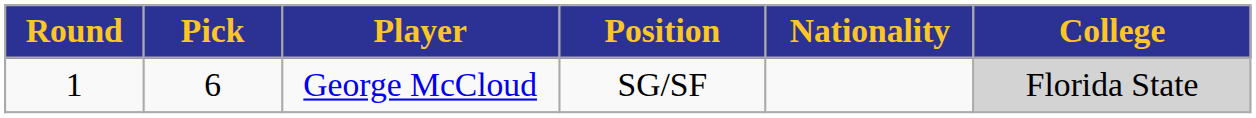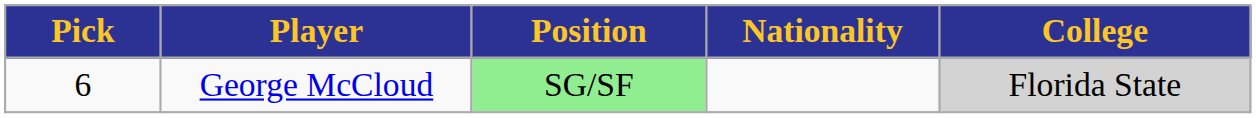- column: (74, 31)
(662, 84) no background -> (589, 84) lightgreen background
